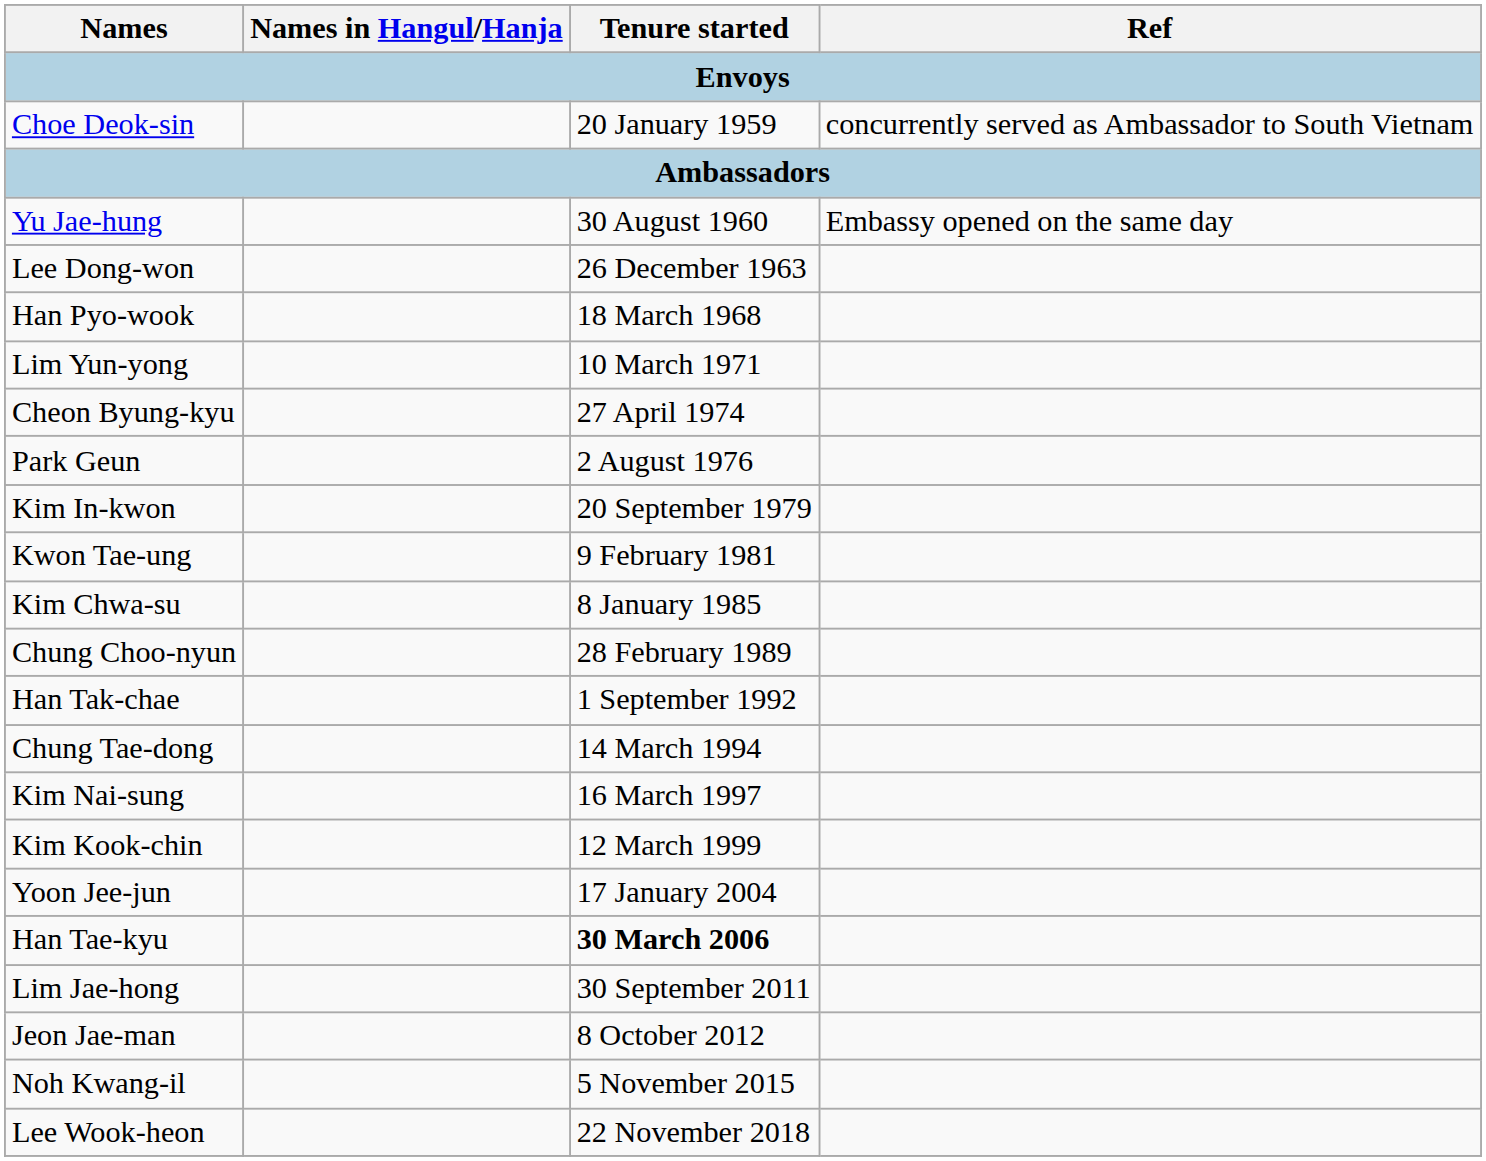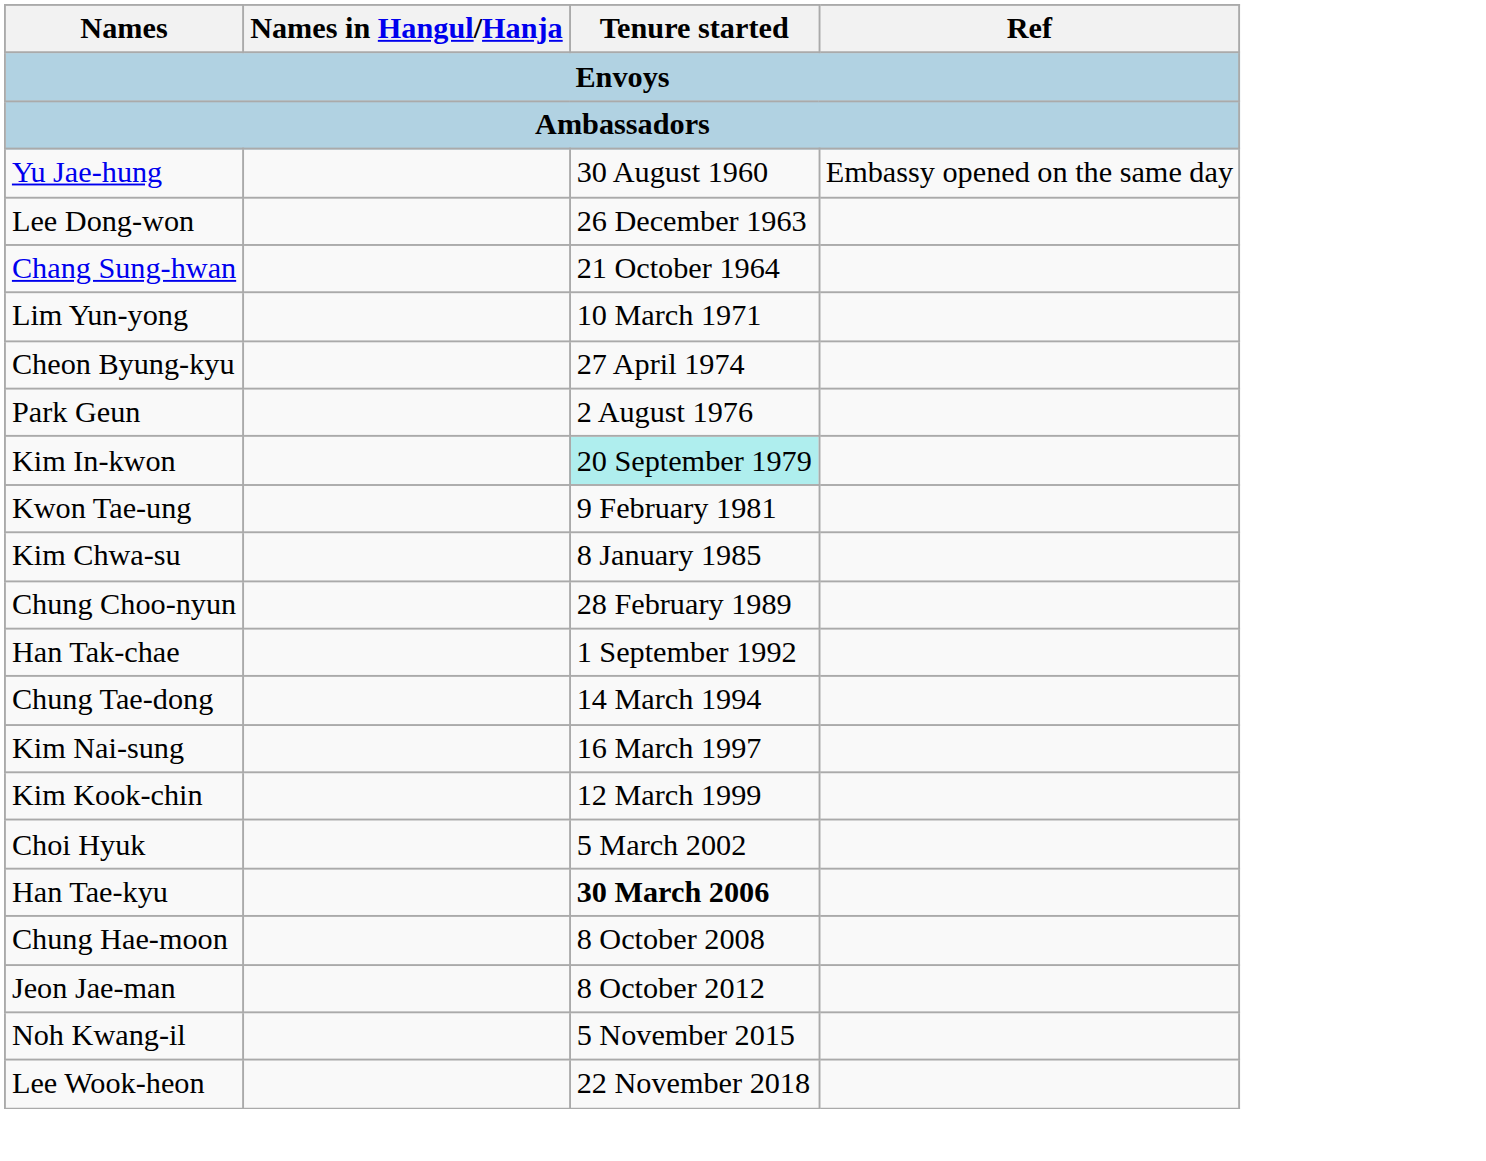- row: (103, 124)
+ row: (124, 268)
- row: (103, 316)
(694, 508) no background -> (694, 460) paleturquoise background
+ row: (79, 843)
- row: (91, 891)
+ row: (120, 939)
- row: (95, 987)
